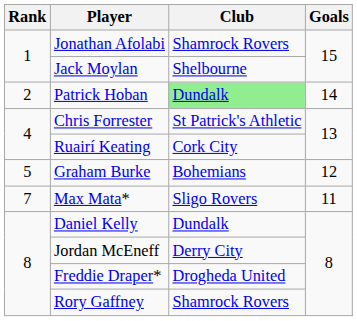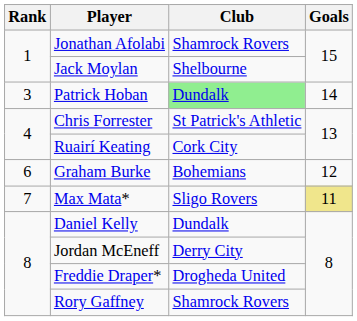(27, 95) 2 -> (27, 95) 3
(27, 172) 5 -> (27, 172) 6
(329, 198) no background -> (329, 198) khaki background
